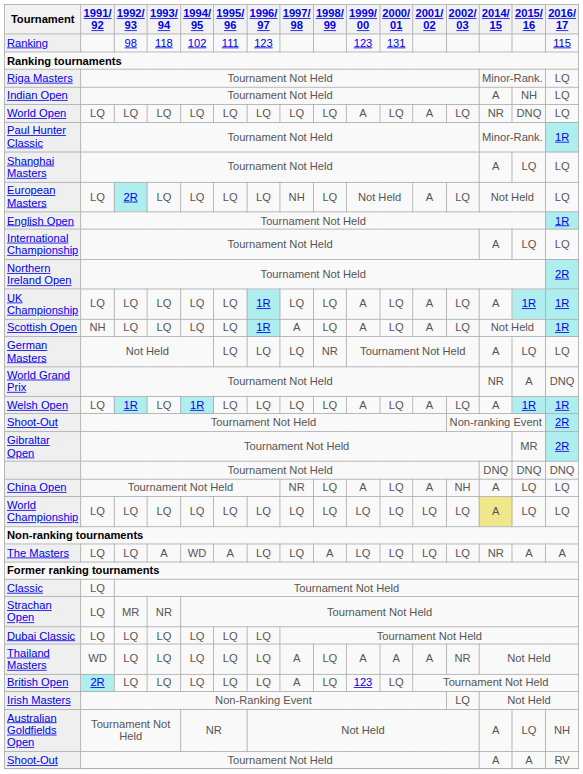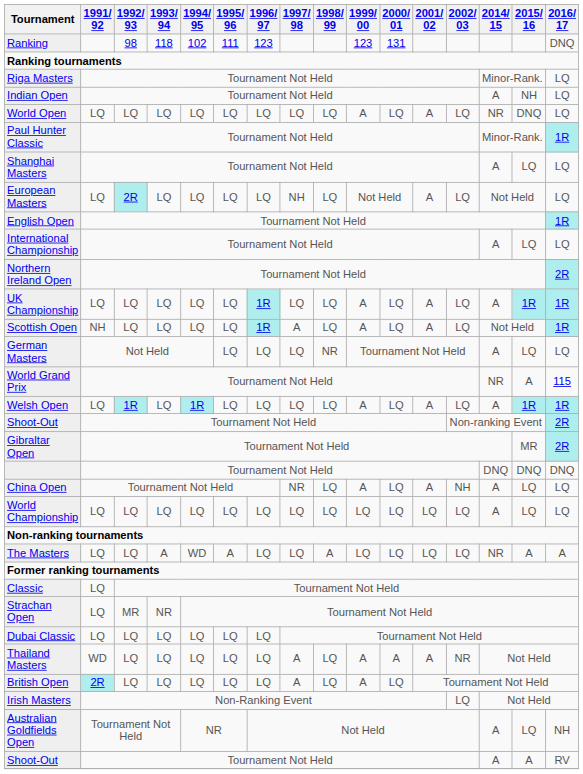(562, 43) 115 -> (562, 43) DNQ
(562, 381) DNQ -> (562, 381) 115
(496, 511) khaki background -> (496, 511) no background
(363, 682) 123 -> (363, 682) A
